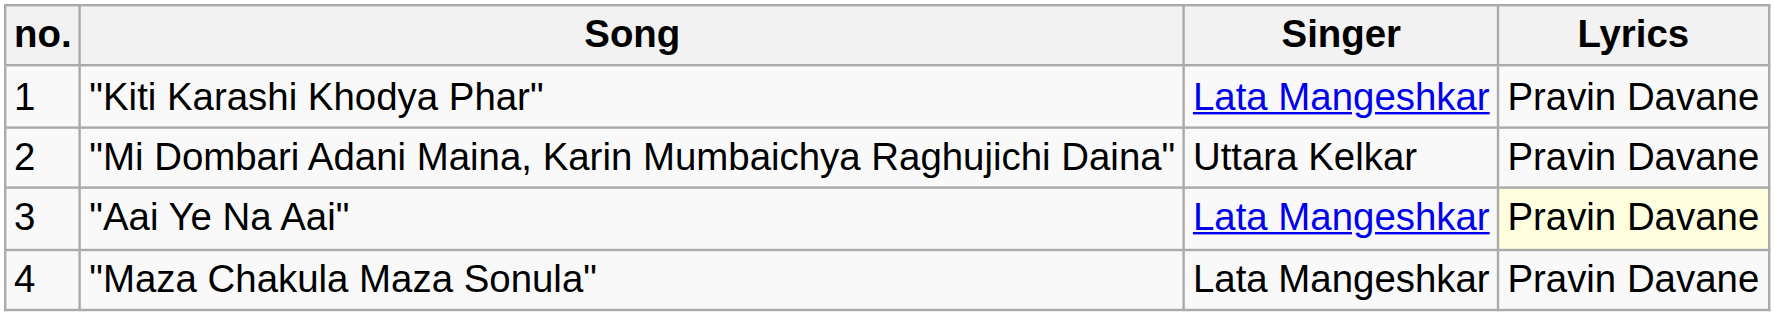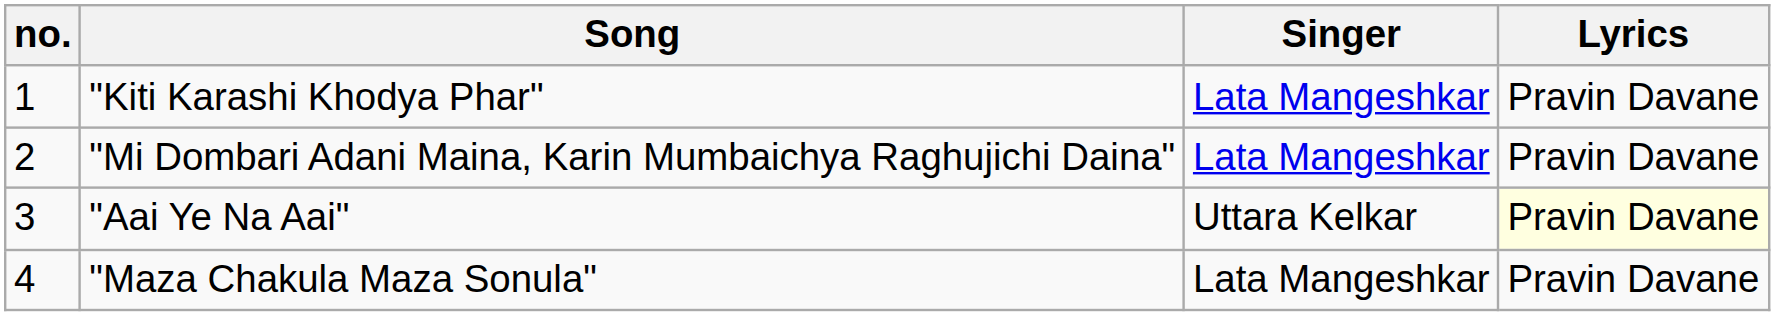(1305, 156) Uttara Kelkar -> (1341, 156) Lata Mangeshkar
(1341, 217) Lata Mangeshkar -> (1305, 217) Uttara Kelkar
